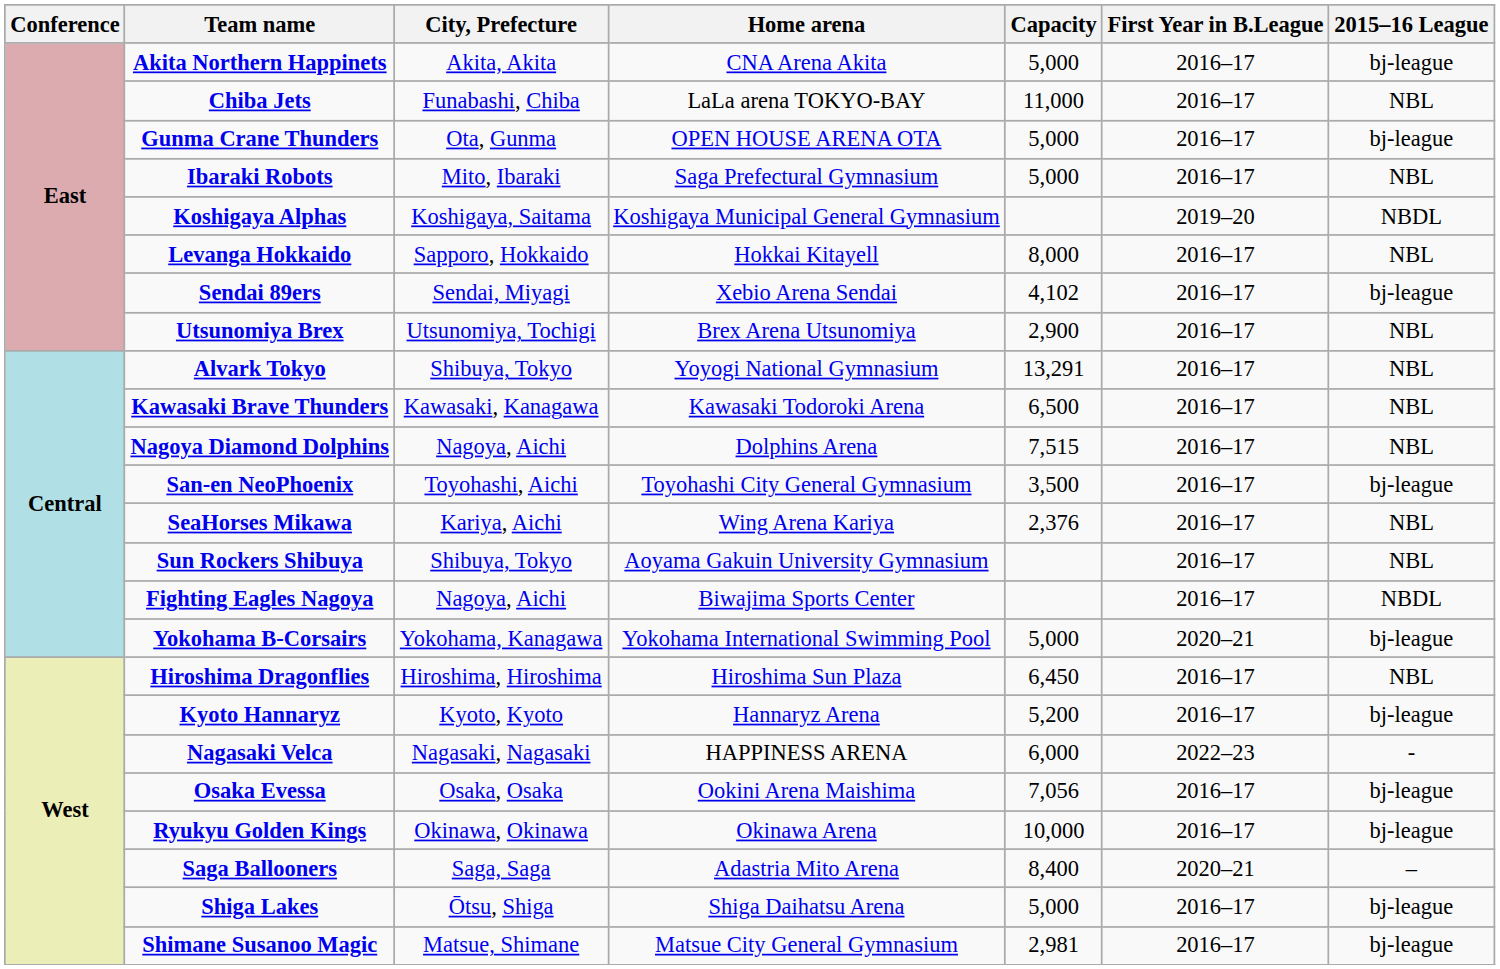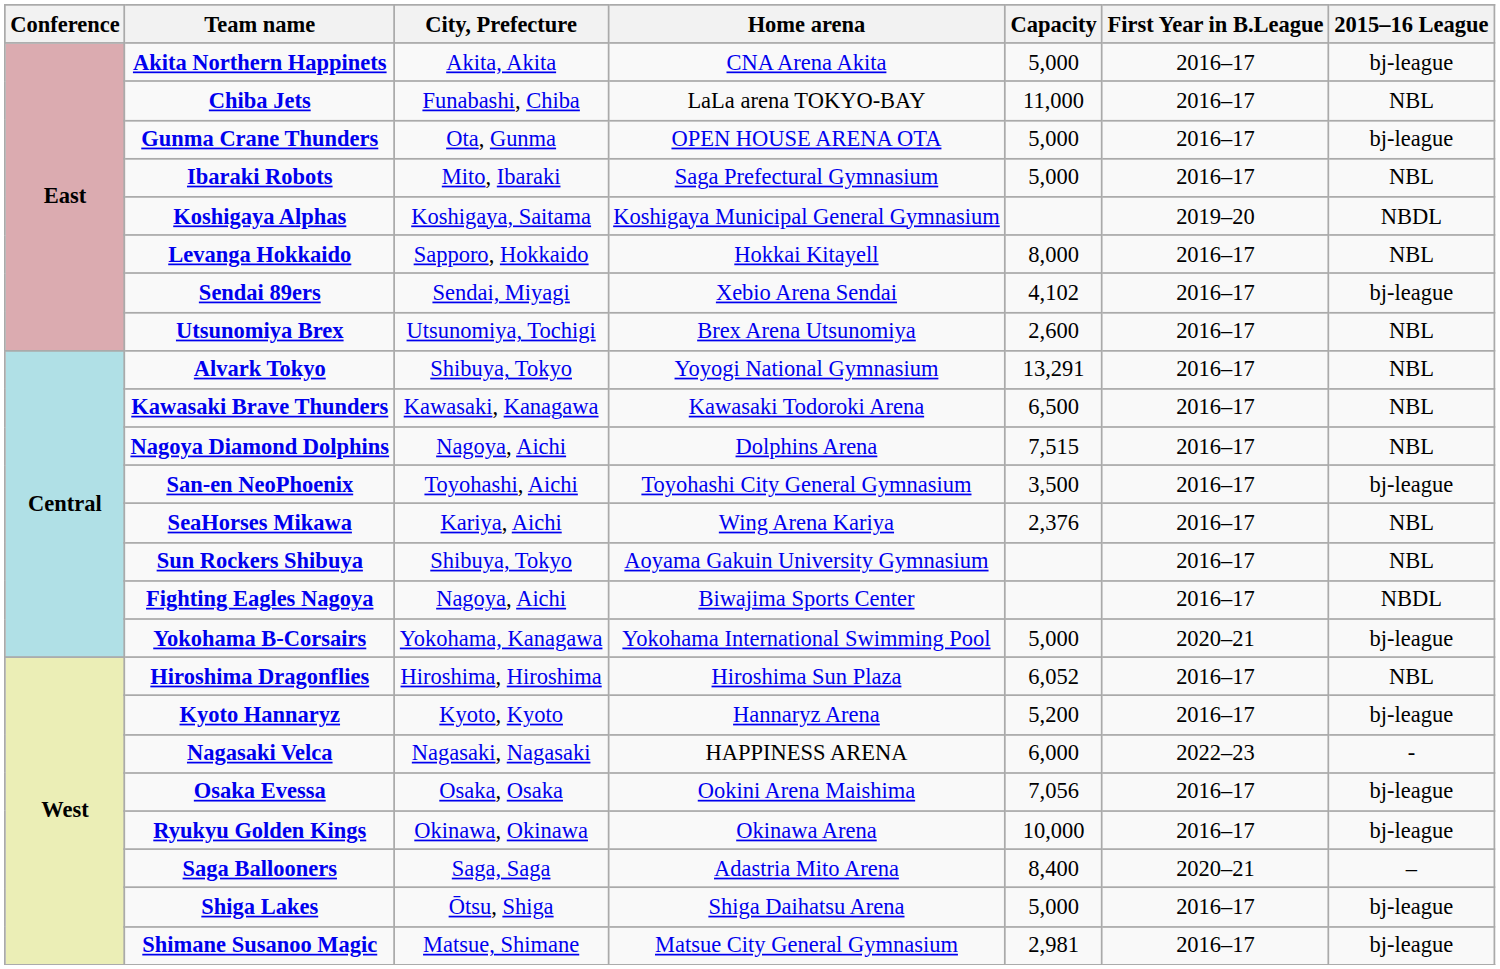(1054, 330) 2,900 -> (1054, 330) 2,600
(1054, 676) 6,450 -> (1054, 676) 6,052
